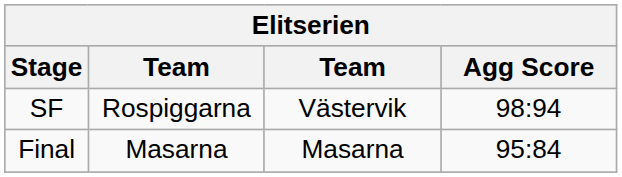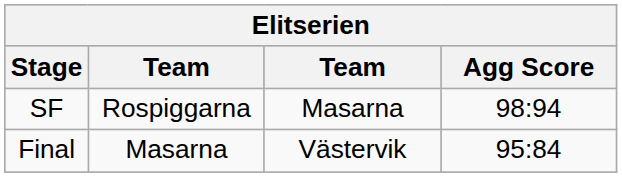(353, 108) Västervik -> (353, 108) Masarna
(353, 150) Masarna -> (353, 150) Västervik
